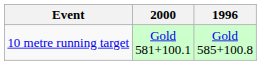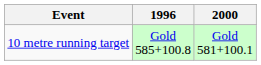columns swapped: (225, 14) <-> (163, 14)
